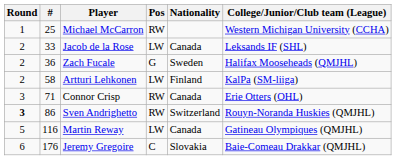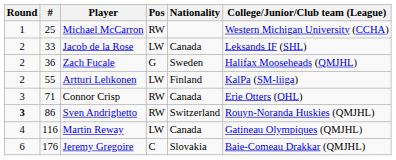(50, 79) 58 -> (50, 79) 55
(22, 130) 5 -> (22, 130) 4
